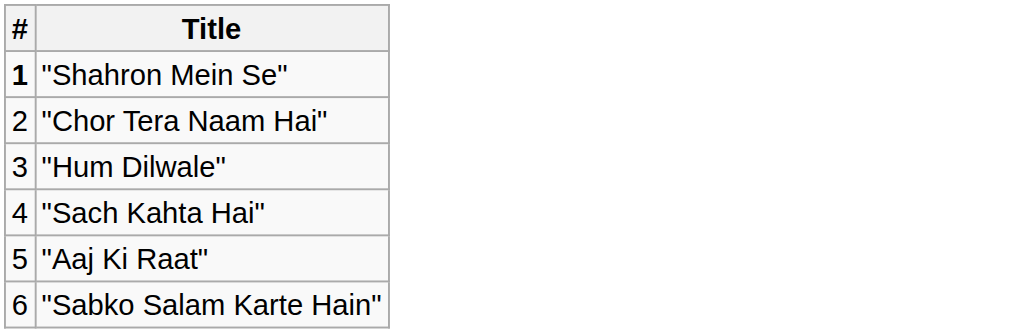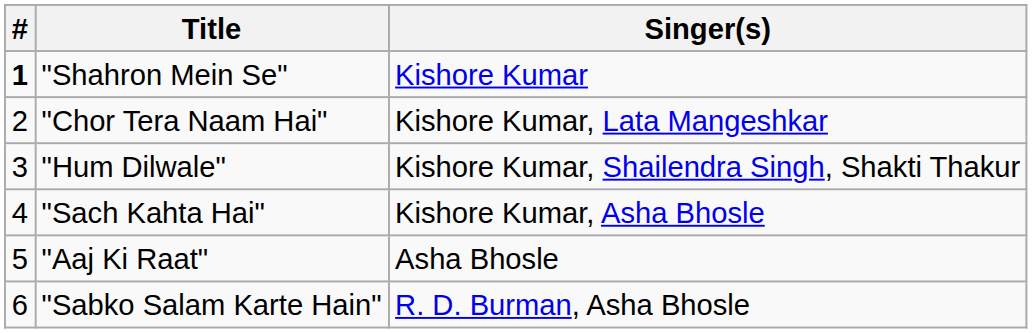+ column: (708, 28)
